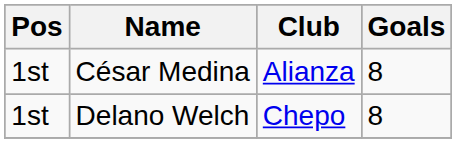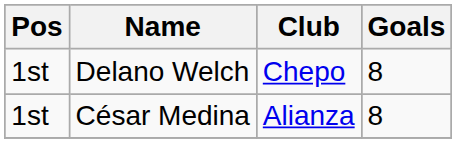rows swapped: (162, 115) <-> (163, 71)
